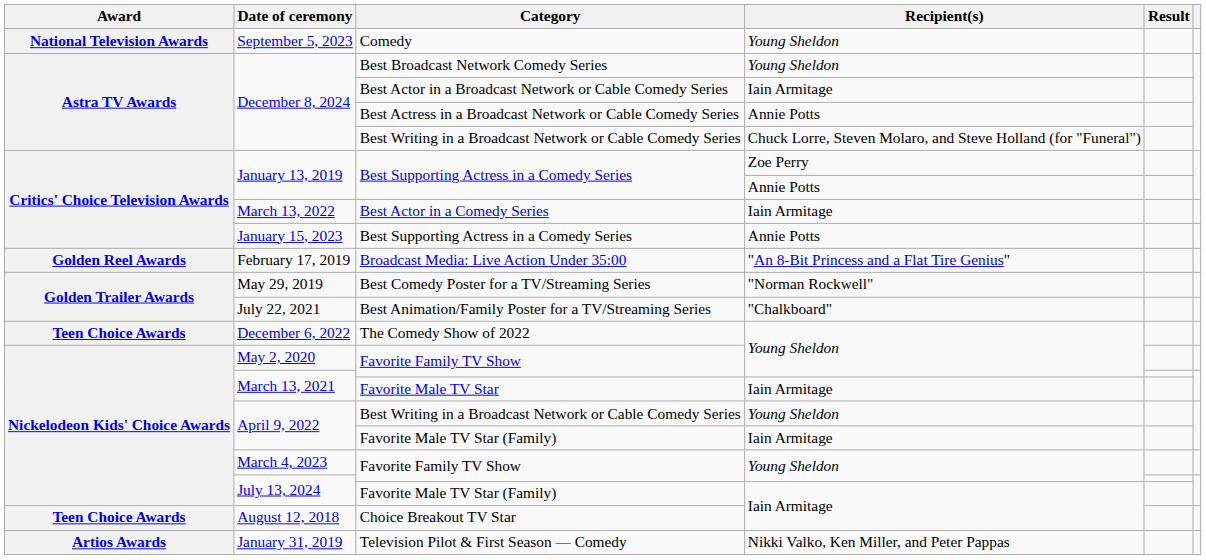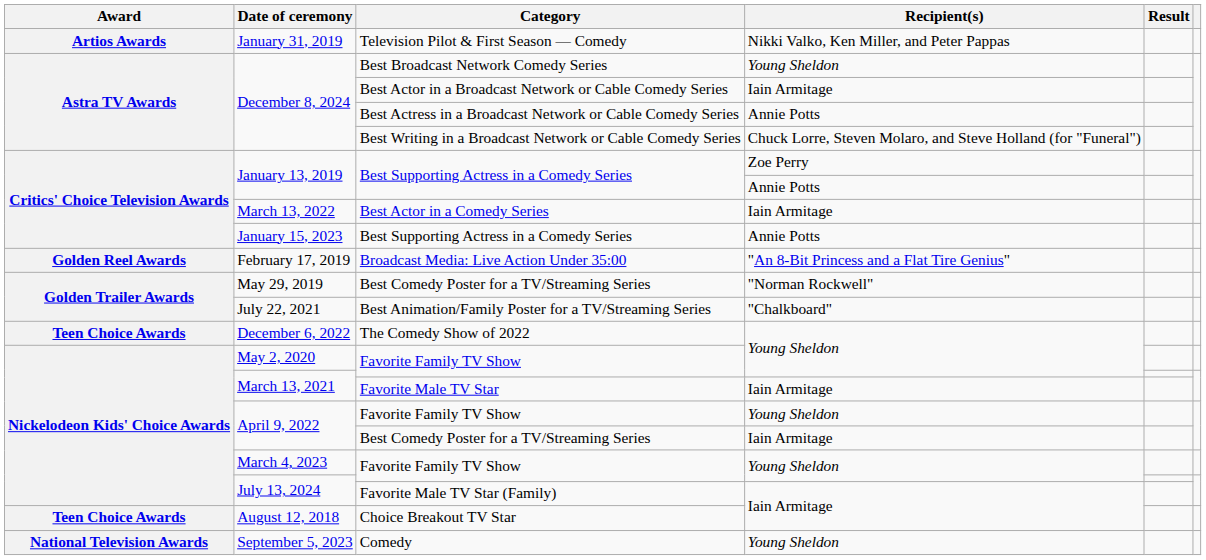rows swapped: (290, 542) <-> (295, 41)
(550, 413) Best Writing in a Broadcast Network or Cable Comedy Series -> (440, 413) Favorite Family TV Show
(458, 437) Favorite Male TV Star (Family) -> (505, 437) Best Comedy Poster for a TV/Streaming Series
